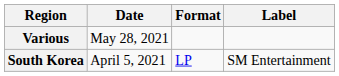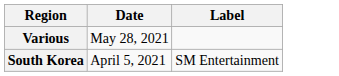- column: (198, 15)
